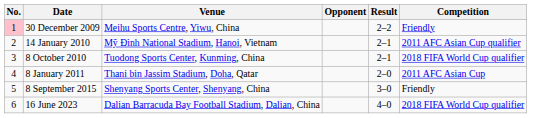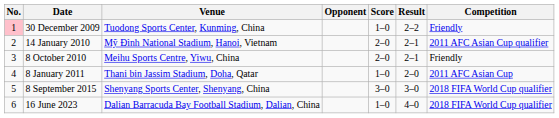+ column: (382, 12)
(172, 27) Meihu Sports Centre, Yiwu, China -> (184, 27) Tuodong Sports Center, Kunming, China
(184, 58) Tuodong Sports Center, Kunming, China -> (172, 58) Meihu Sports Centre, Yiwu, China
(463, 58) 2018 FIFA World Cup qualifier -> (446, 58) Friendly
(418, 89) Friendly -> (491, 89) 2018 FIFA World Cup qualifier
